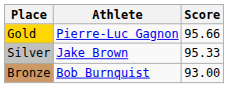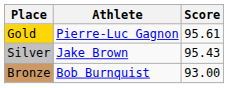(202, 34) 95.66 -> (202, 34) 95.61
(202, 53) 95.33 -> (202, 53) 95.43
